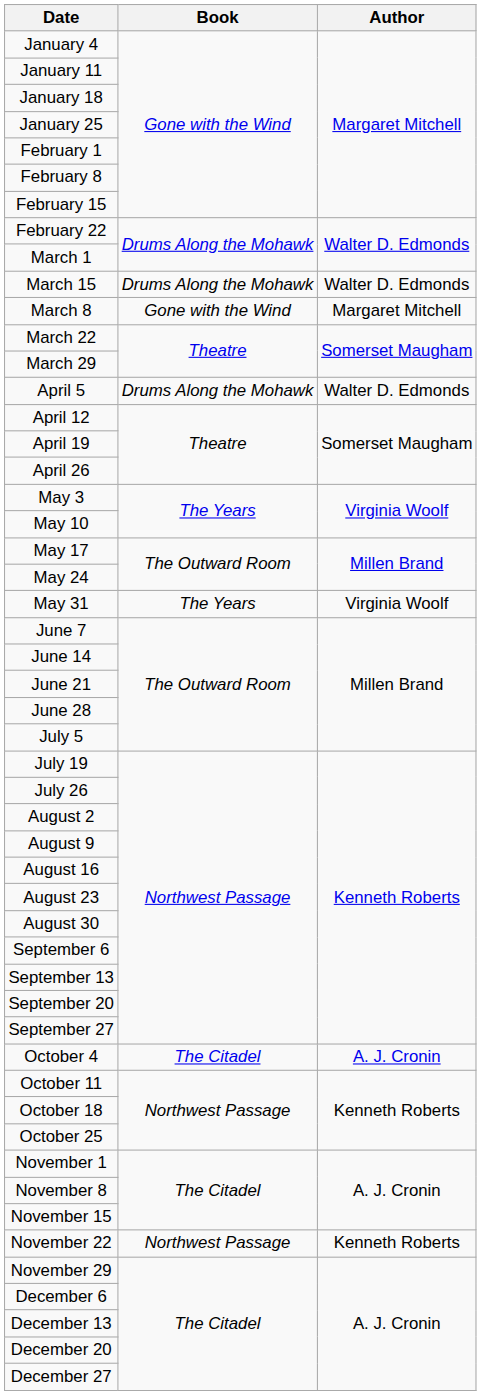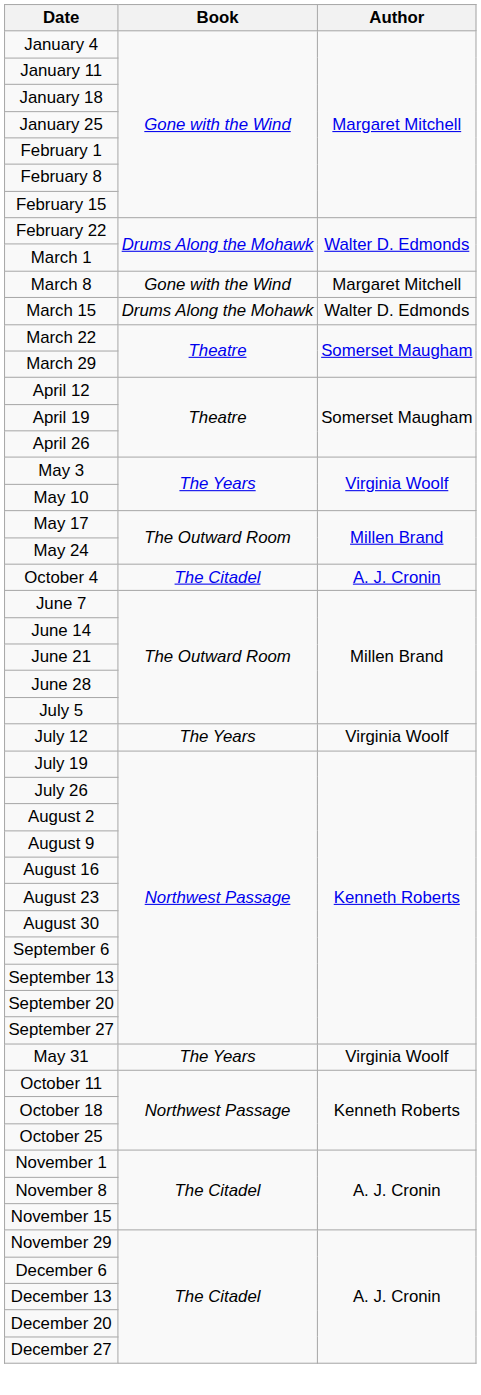rows swapped: (61, 310) <-> (61, 284)
- row: (61, 390)
rows swapped: (61, 603) <-> (61, 1056)
+ row: (61, 737)
- row: (61, 1243)
